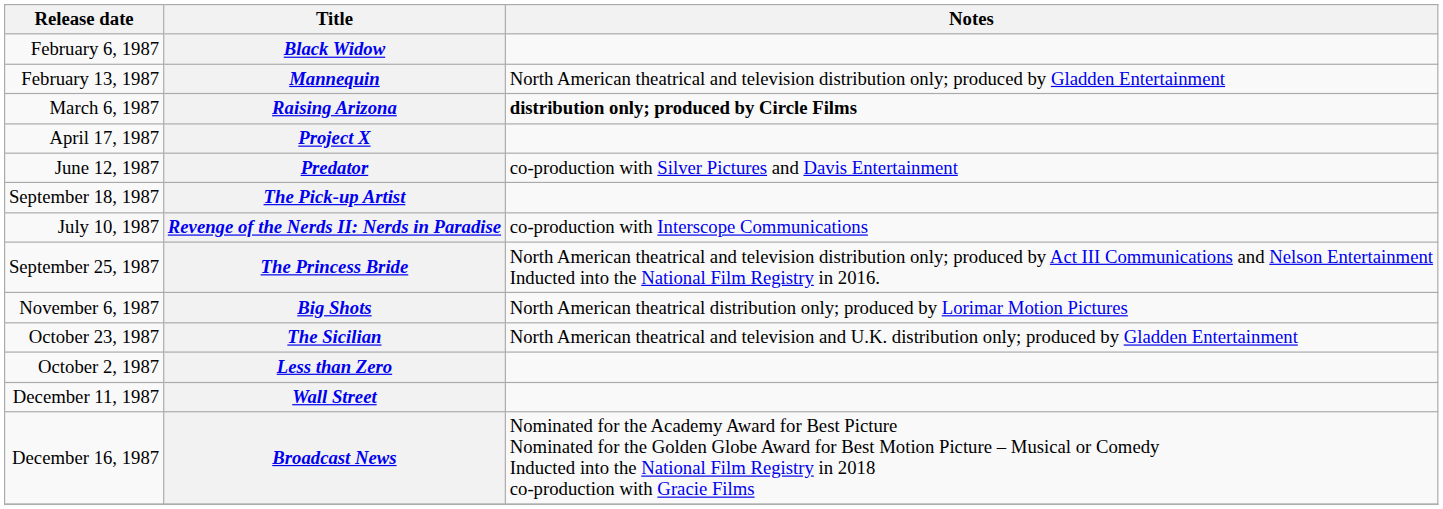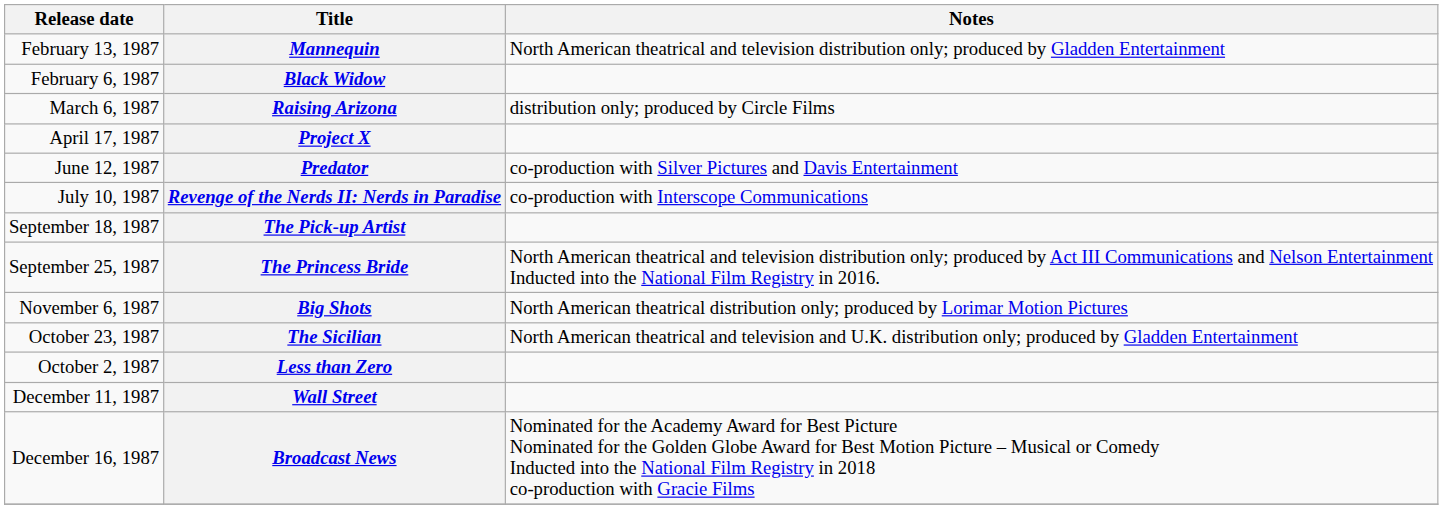rows swapped: (334, 49) <-> (334, 78)
(683, 108) bold -> (672, 108) normal
rows swapped: (334, 227) <-> (334, 197)
